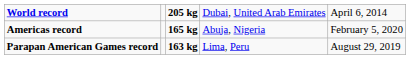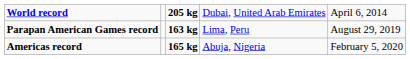rows swapped: (82, 46) <-> (44, 29)
